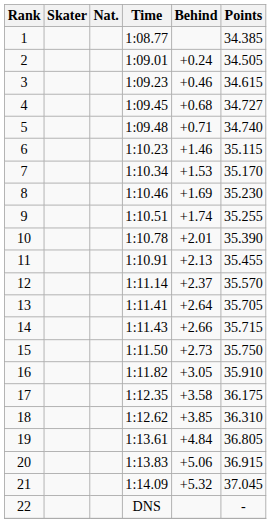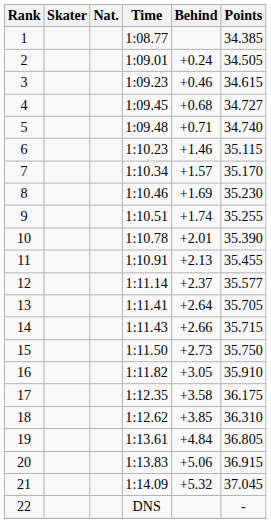(196, 171) +1.53 -> (196, 171) +1.57
(243, 283) 35.570 -> (243, 283) 35.577
